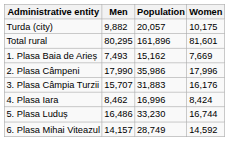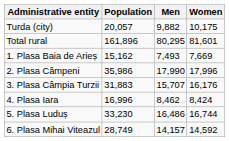columns swapped: (161, 12) <-> (118, 12)
